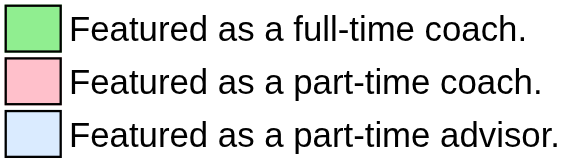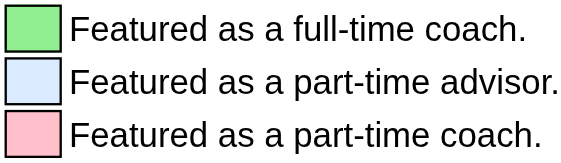rows swapped: (306, 81) <-> (314, 134)
